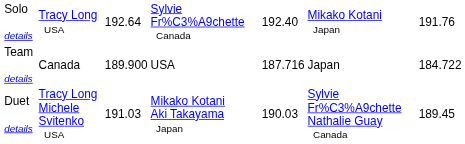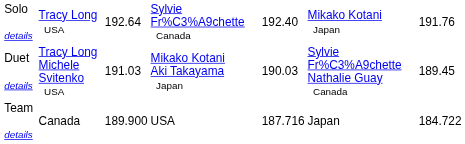rows swapped: (18, 114) <-> (19, 65)
